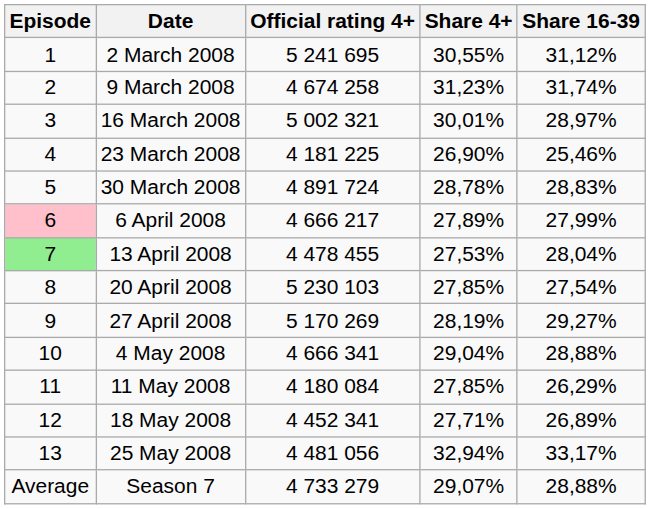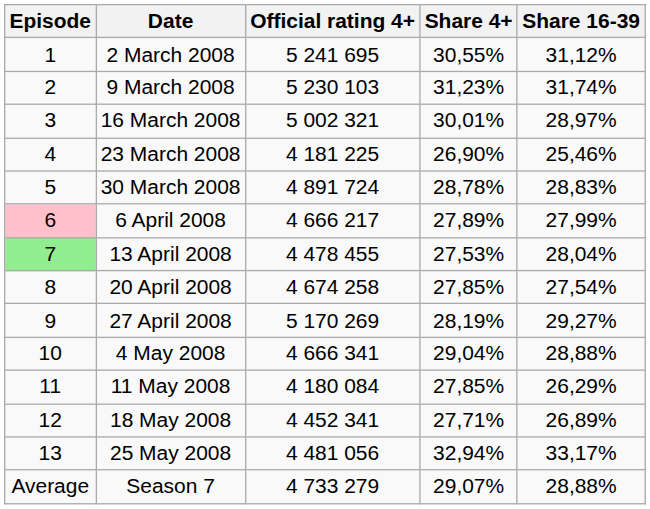(333, 87) 4 674 258 -> (333, 87) 5 230 103
(333, 287) 5 230 103 -> (333, 287) 4 674 258
